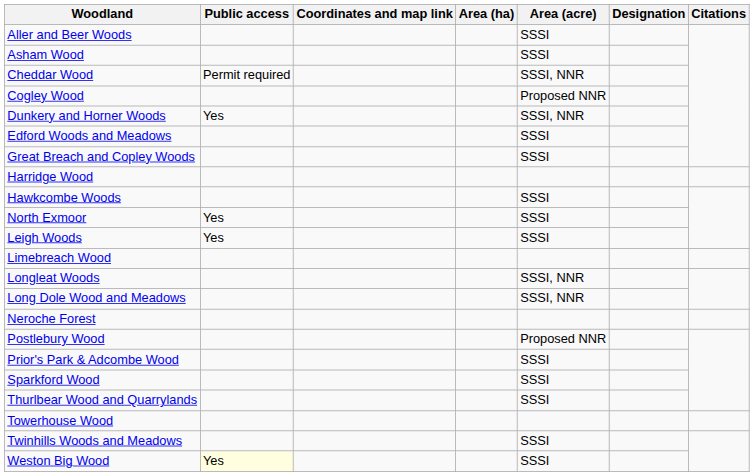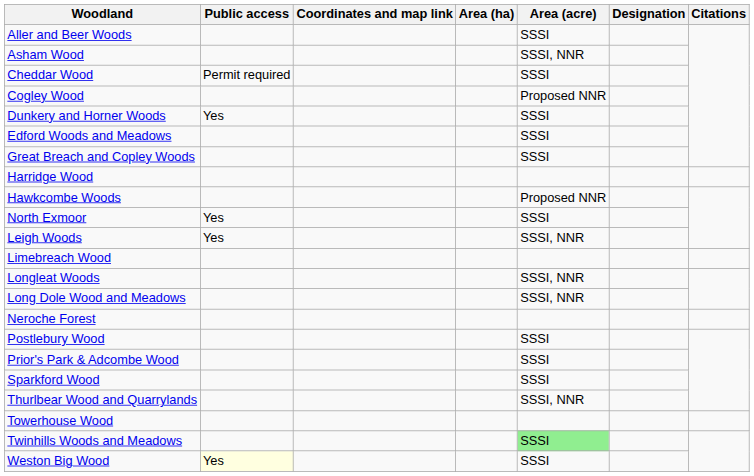(535, 55) SSSI -> (552, 55) SSSI, NNR
(552, 75) SSSI, NNR -> (535, 75) SSSI
(552, 116) SSSI, NNR -> (535, 116) SSSI
(535, 197) SSSI -> (563, 197) Proposed NNR
(535, 237) SSSI -> (552, 237) SSSI, NNR
(563, 339) Proposed NNR -> (535, 339) SSSI
(535, 400) SSSI -> (552, 400) SSSI, NNR
(535, 440) no background -> (535, 440) lightgreen background
